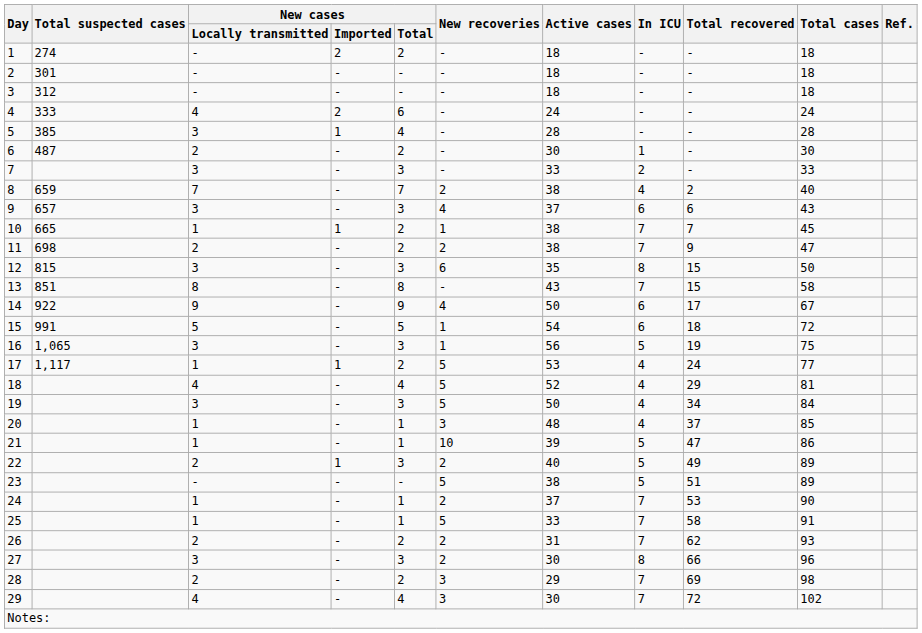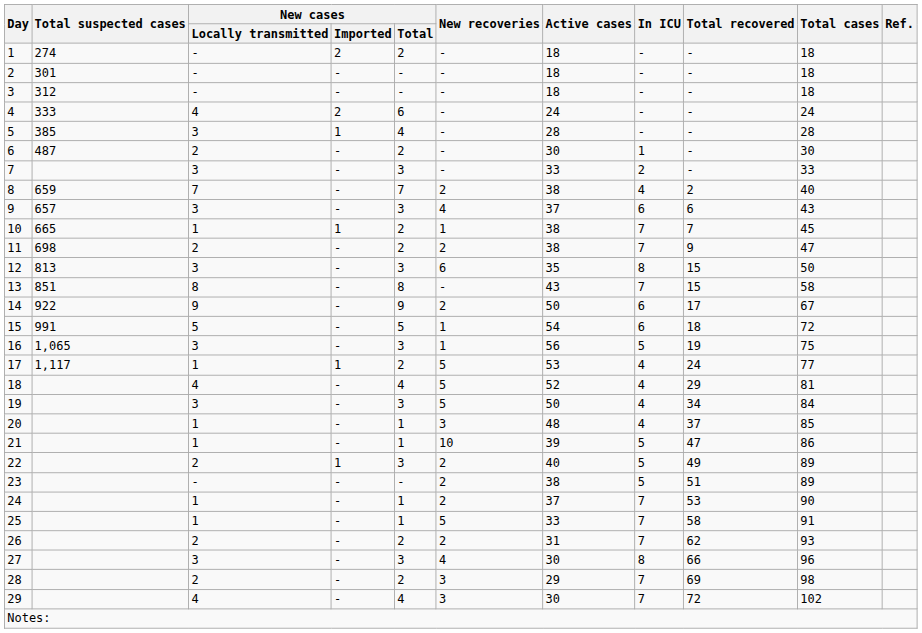(45, 268) 815 -> (45, 268) 813
(443, 307) 4 -> (443, 307) 2
(443, 482) 5 -> (443, 482) 2
(443, 560) 2 -> (443, 560) 4
